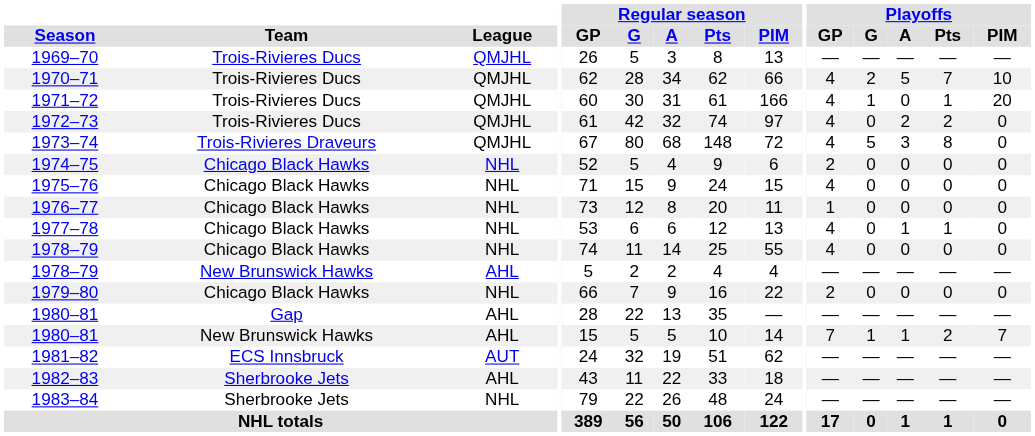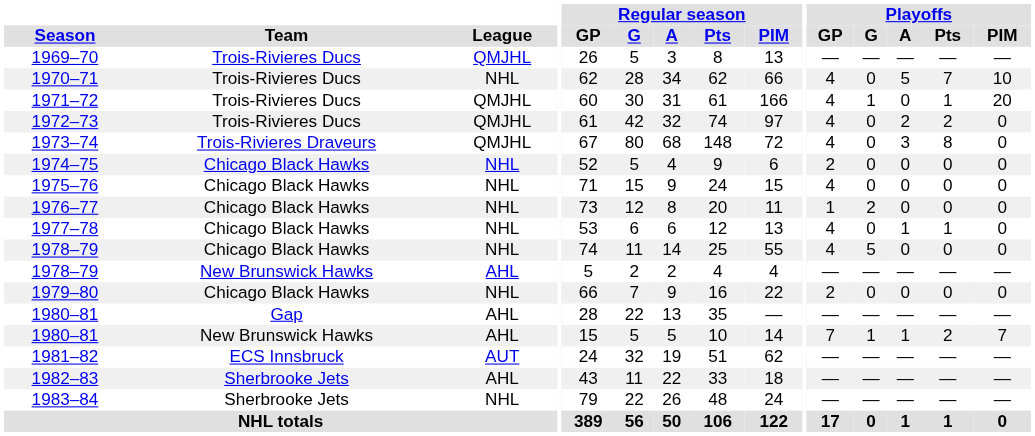(502, 78) QMJHL -> (502, 78) NHL
(871, 78) 2 -> (871, 78) 0
(871, 143) 5 -> (871, 143) 0
(871, 207) 0 -> (871, 207) 2
(871, 250) 0 -> (871, 250) 5
